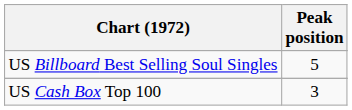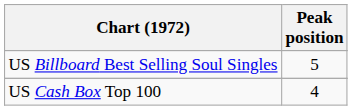(314, 91) 3 -> (314, 91) 4
